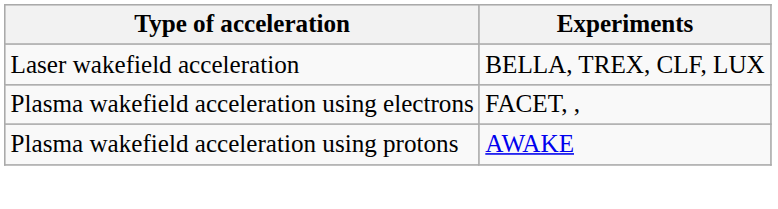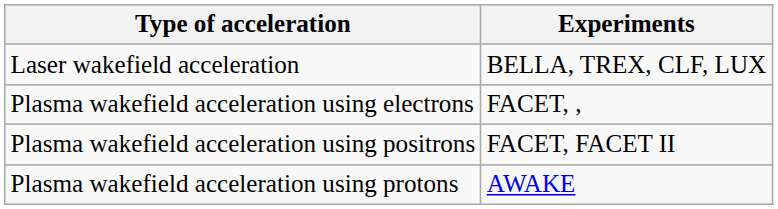+ row: (243, 143)
